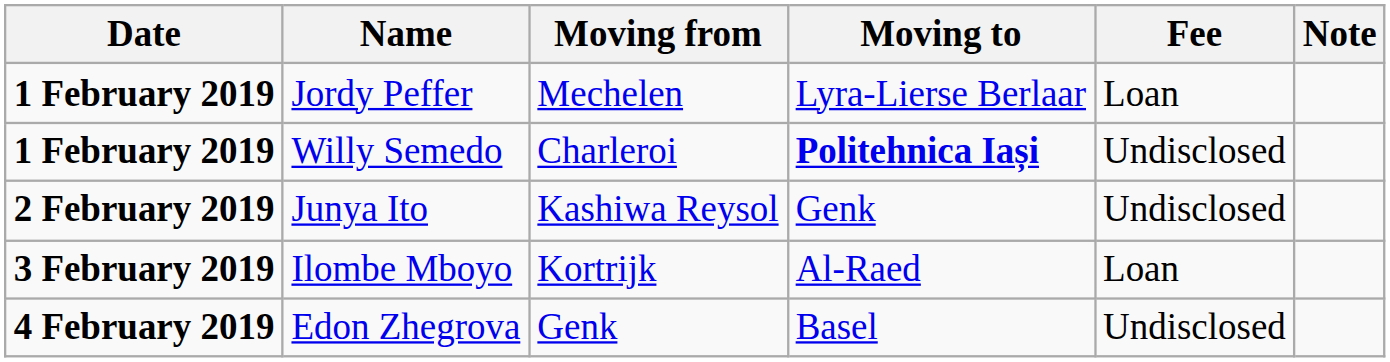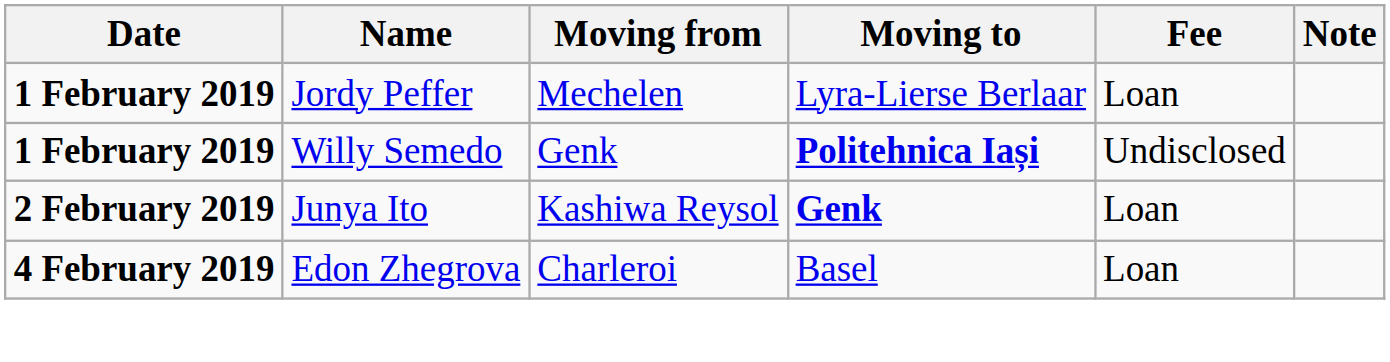(607, 151) Charleroi -> (577, 151) Genk
(836, 209) normal -> (839, 209) bold
(1194, 209) Undisclosed -> (1141, 209) Loan
- row: (402, 268)
(577, 326) Genk -> (607, 268) Charleroi
(1194, 326) Undisclosed -> (1141, 268) Loan
